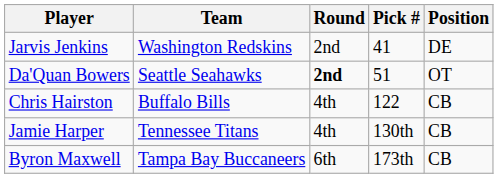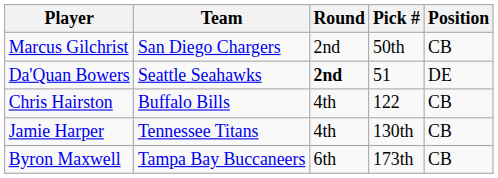- row: (58, 46)
+ row: (69, 46)
(440, 74) OT -> (440, 74) DE
